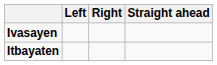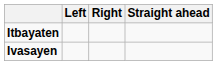rows swapped: (32, 32) <-> (33, 51)
